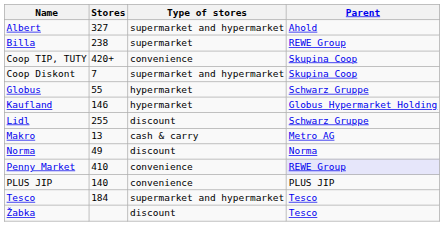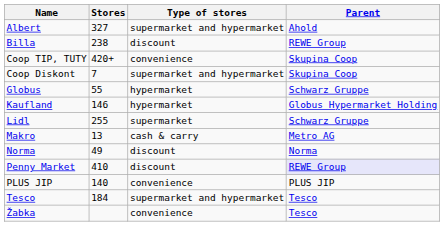(161, 43) supermarket -> (153, 43) discount
(153, 120) discount -> (161, 120) supermarket
(161, 167) convenience -> (153, 167) discount
(153, 213) discount -> (161, 213) convenience
